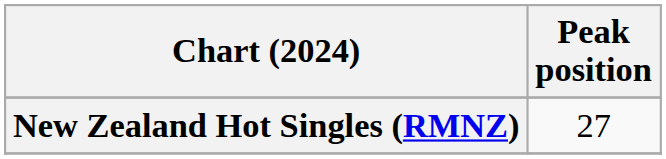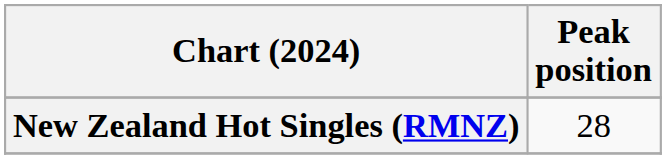(594, 125) 27 -> (594, 125) 28
